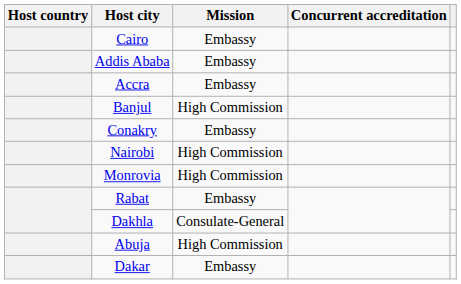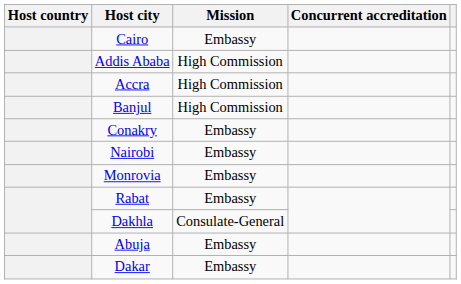(230, 61) Embassy -> (230, 61) High Commission
(230, 84) Embassy -> (230, 84) High Commission
(230, 152) High Commission -> (230, 152) Embassy
(230, 175) High Commission -> (230, 175) Embassy
(230, 244) High Commission -> (230, 244) Embassy
